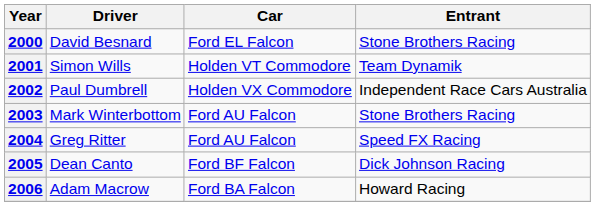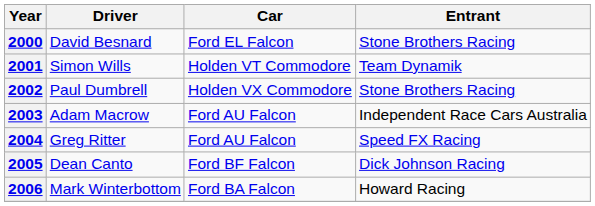(473, 90) Independent Race Cars Australia -> (437, 90) Stone Brothers Racing
(115, 115) Mark Winterbottom -> (99, 115) Adam Macrow
(437, 115) Stone Brothers Racing -> (473, 115) Independent Race Cars Australia
(99, 189) Adam Macrow -> (115, 189) Mark Winterbottom
